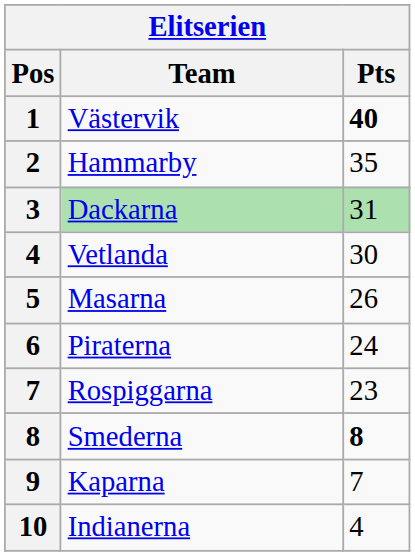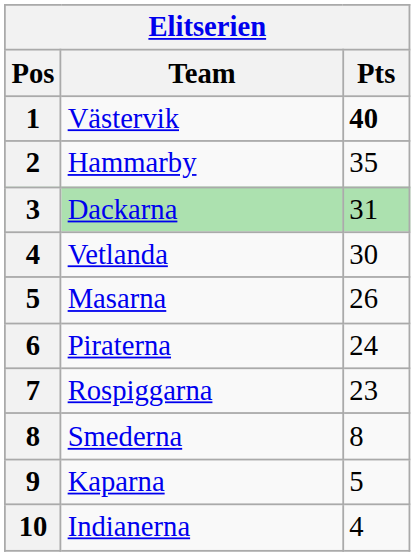(357, 436) bold -> (357, 436) normal
(357, 481) 7 -> (357, 481) 5
